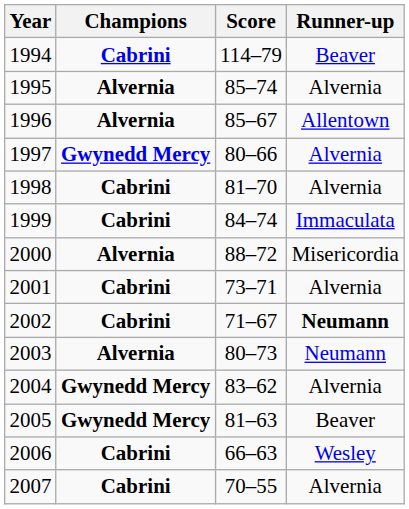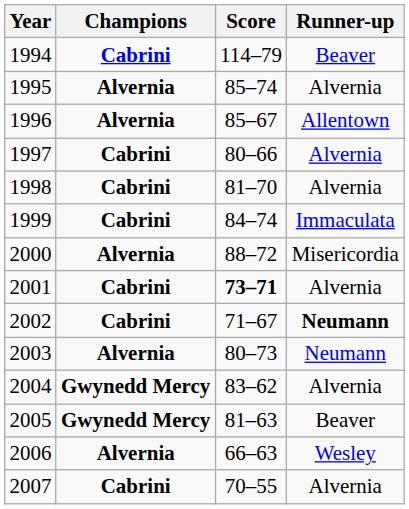(136, 154) Gwynedd Mercy -> (136, 154) Cabrini
(251, 287) normal -> (251, 287) bold
(136, 453) Cabrini -> (136, 453) Alvernia
